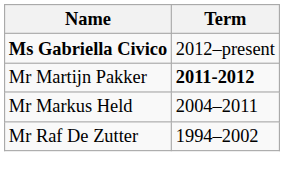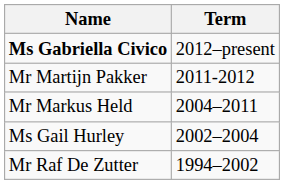(215, 77) bold -> (215, 77) normal
+ row: (67, 135)
